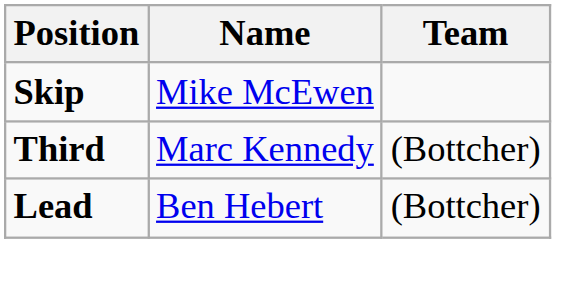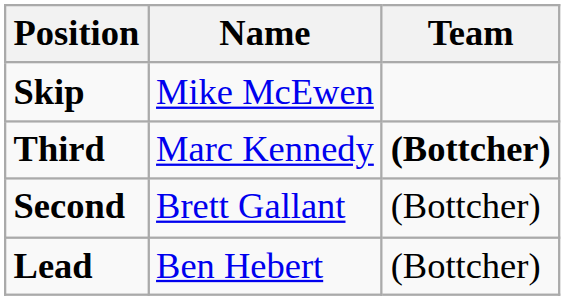(466, 149) normal -> (471, 149) bold
+ row: (69, 206)
